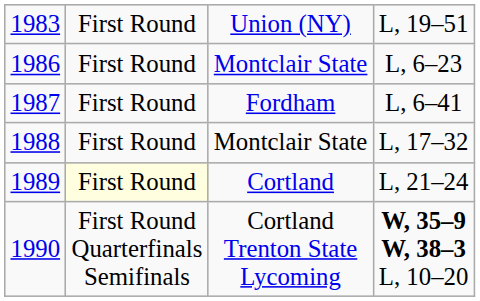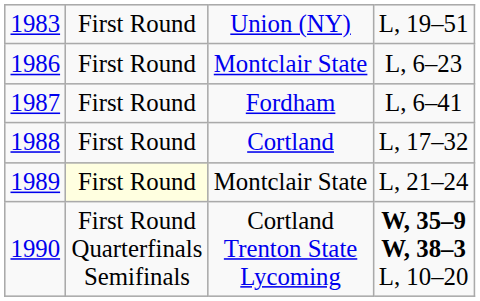(291, 142) Montclair State -> (291, 142) Cortland
(291, 181) Cortland -> (291, 181) Montclair State
